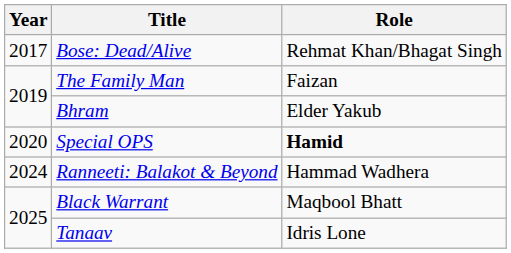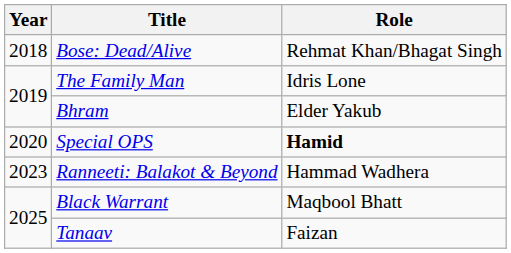(28, 50) 2017 -> (28, 50) 2018
(312, 80) Faizan -> (326, 80) Idris Lone
(28, 171) 2024 -> (28, 171) 2023
(326, 232) Idris Lone -> (312, 232) Faizan
